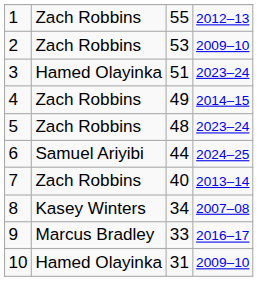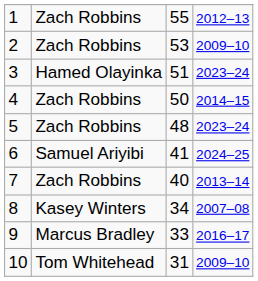(179, 99) 49 -> (179, 99) 50
(179, 153) 44 -> (179, 153) 41
(99, 262) Hamed Olayinka -> (95, 262) Tom Whitehead
